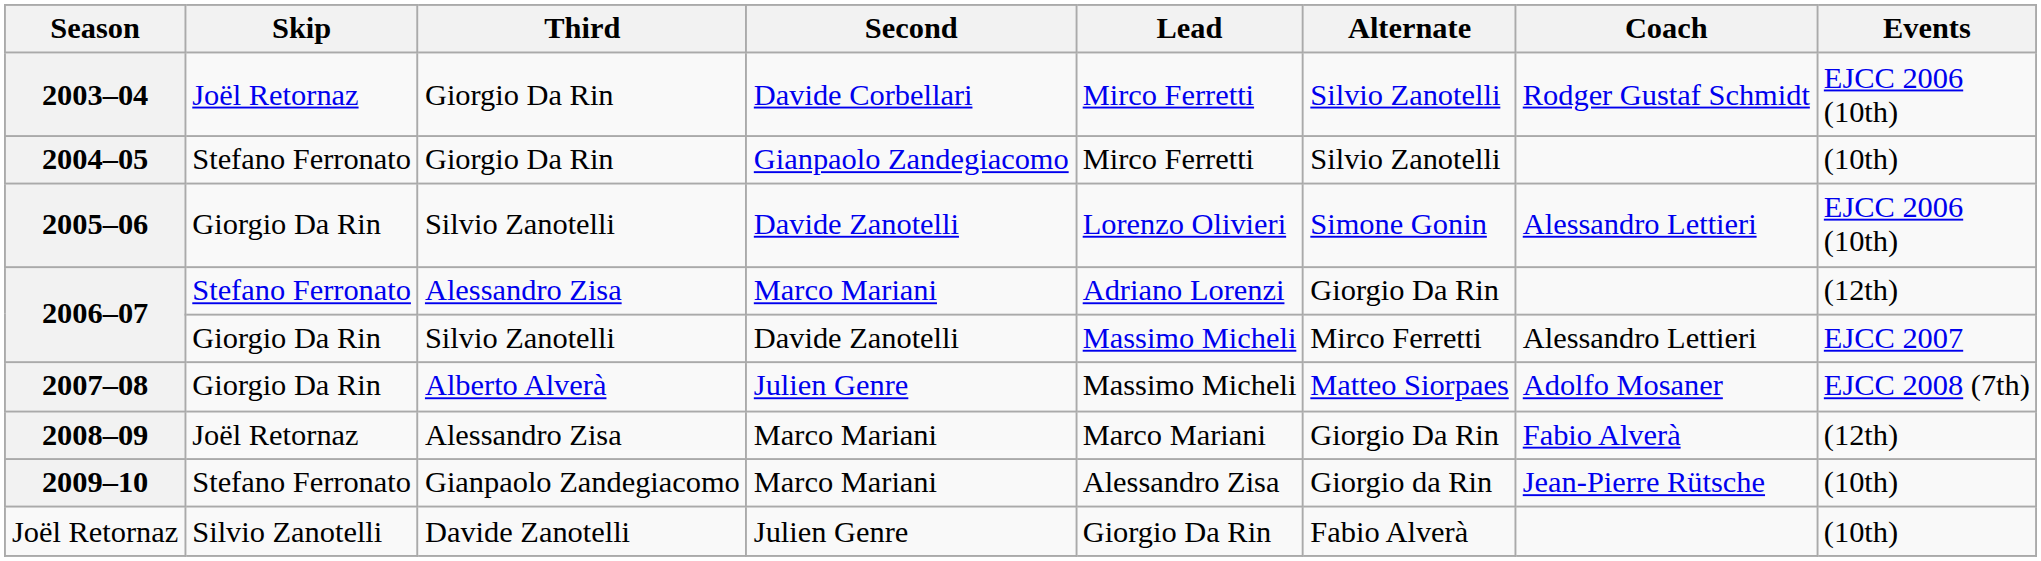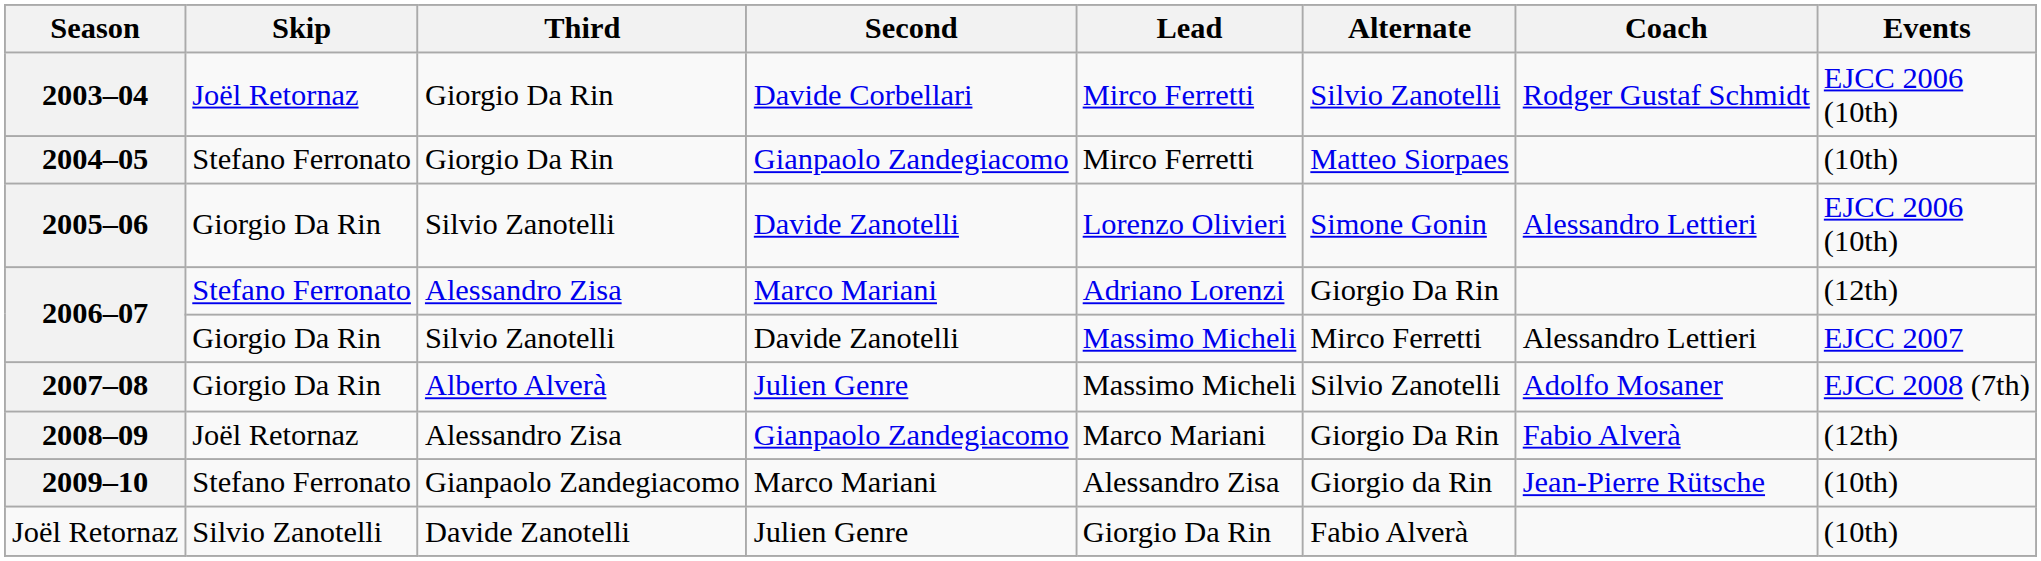(1405, 159) Silvio Zanotelli -> (1410, 159) Matteo Siorpaes
(1410, 386) Matteo Siorpaes -> (1405, 386) Silvio Zanotelli
(845, 434) Marco Mariani -> (911, 434) Gianpaolo Zandegiacomo
